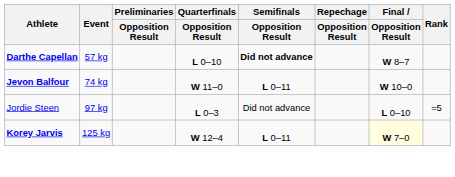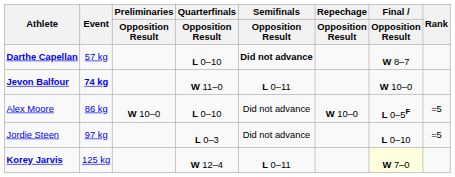(96, 82) normal -> (96, 82) bold
+ row: (30, 109)
